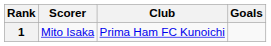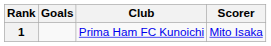columns swapped: (68, 13) <-> (247, 13)
